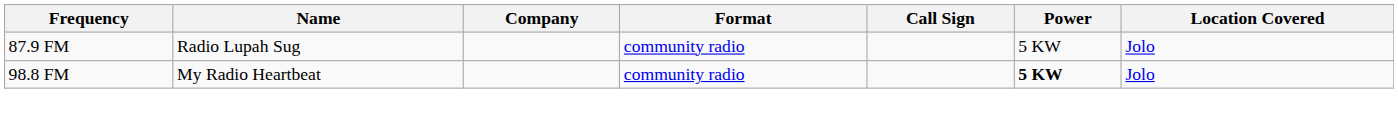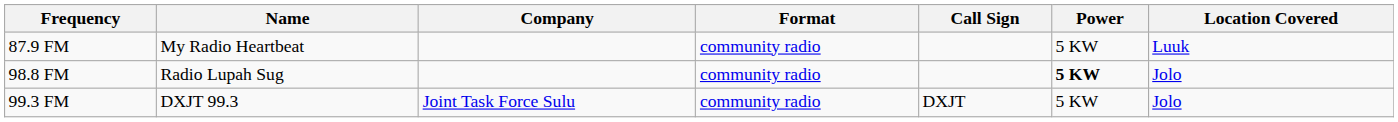(239, 46) Radio Lupah Sug -> (232, 46) My Radio Heartbeat
(1140, 46) Jolo -> (1171, 46) Luuk
(249, 74) My Radio Heartbeat -> (222, 74) Radio Lupah Sug
+ row: (39, 102)
